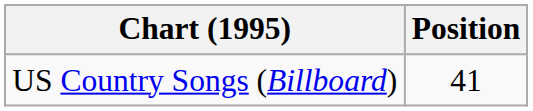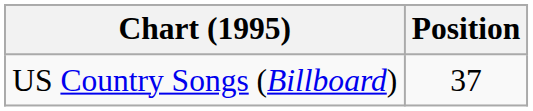(466, 79) 41 -> (466, 79) 37
